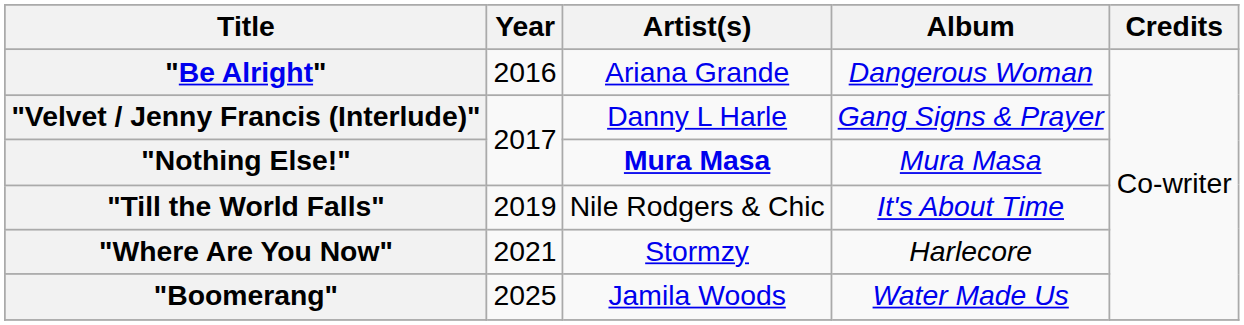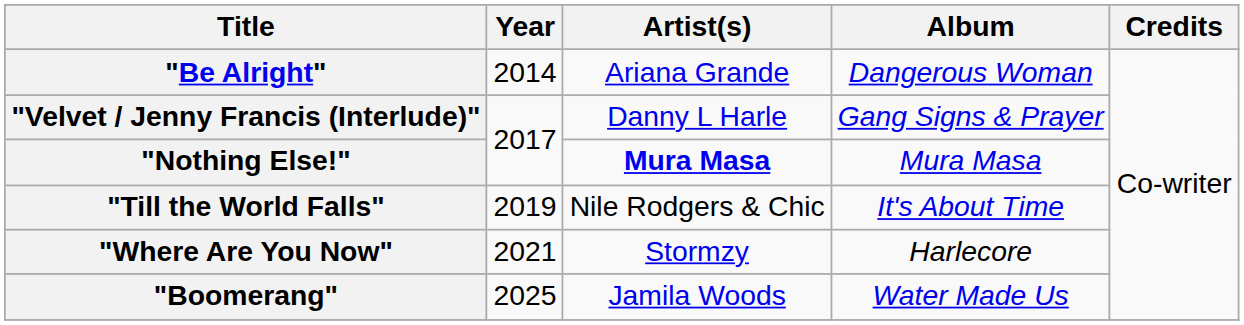(525, 71) 2016 -> (525, 71) 2014
